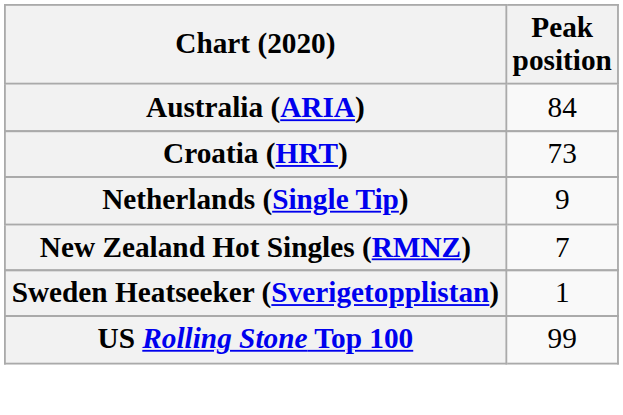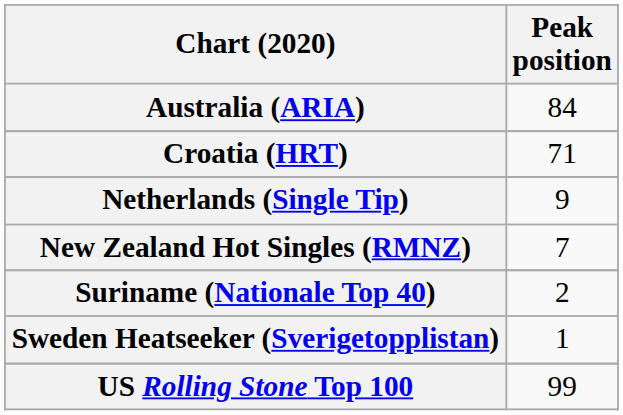(562, 153) 73 -> (562, 153) 71
+ row: (255, 292)
